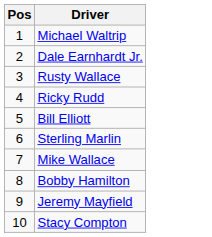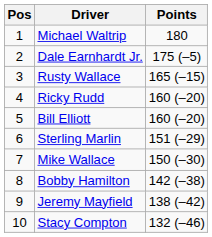+ column: (177, 15)
